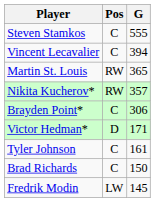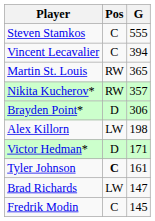(114, 110) C -> (114, 110) D
+ row: (38, 129)
(114, 149) normal -> (114, 168) bold
(114, 168) C -> (114, 187) LW
(139, 168) 150 -> (139, 187) 147
(114, 187) LW -> (114, 206) C
